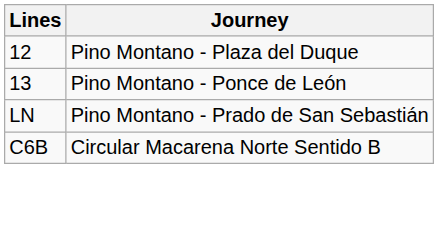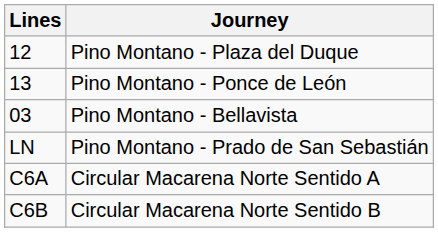+ row: (20, 115)
+ row: (29, 178)
